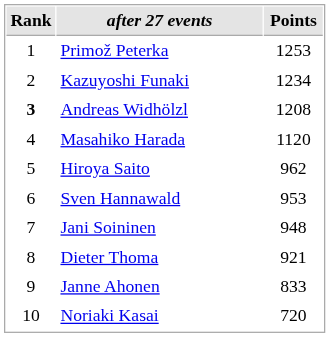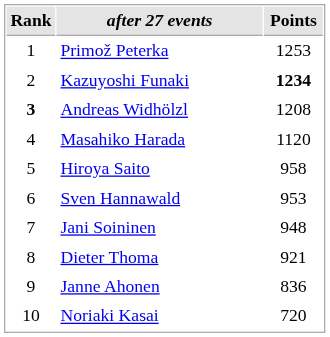(293, 80) normal -> (293, 80) bold
(293, 168) 962 -> (293, 168) 958
(293, 286) 833 -> (293, 286) 836
